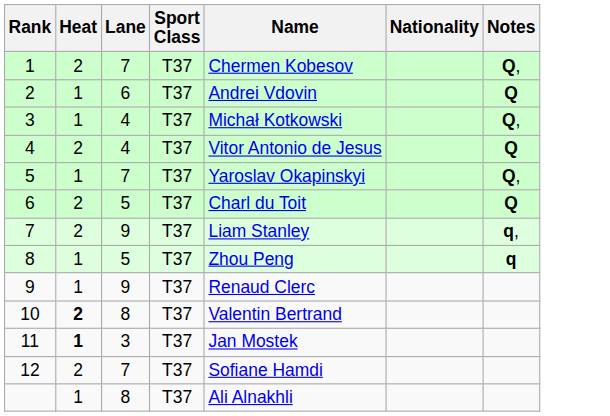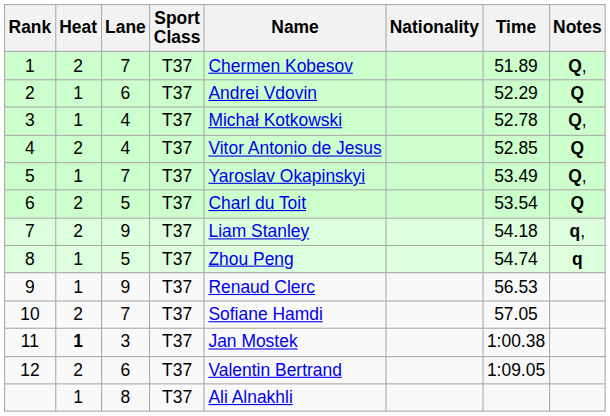+ column: (516, 28)
(78, 314) bold -> (78, 314) normal
(125, 314) 8 -> (125, 314) 7
(275, 314) Valentin Bertrand -> (266, 314) Sofiane Hamdi
(125, 369) 7 -> (125, 369) 6
(266, 369) Sofiane Hamdi -> (275, 369) Valentin Bertrand
